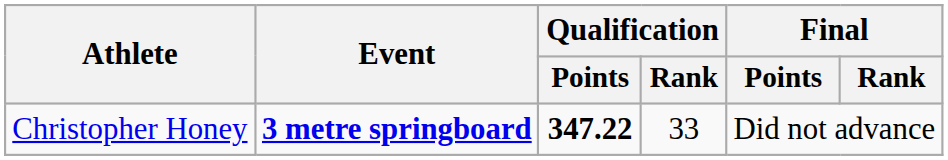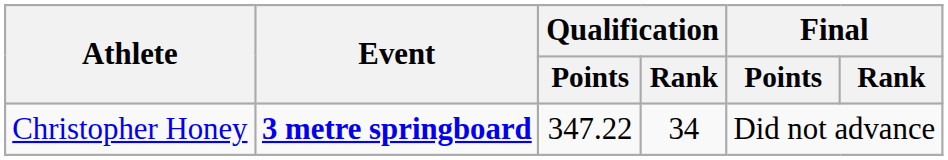(590, 129) bold -> (590, 129) normal
(684, 129) 33 -> (684, 129) 34
